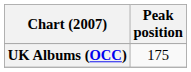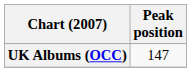(158, 55) 175 -> (158, 55) 147
